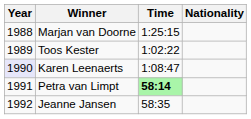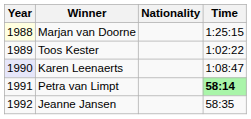columns swapped: (214, 13) <-> (160, 13)
(20, 31) no background -> (20, 31) lightyellow background
